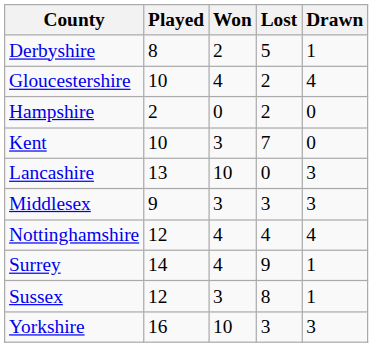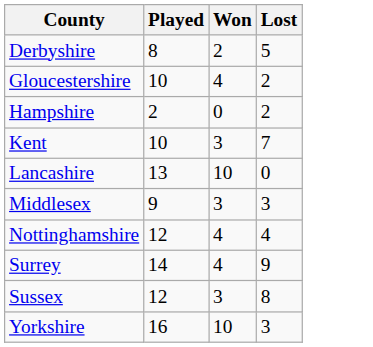- column: (335, 19)
